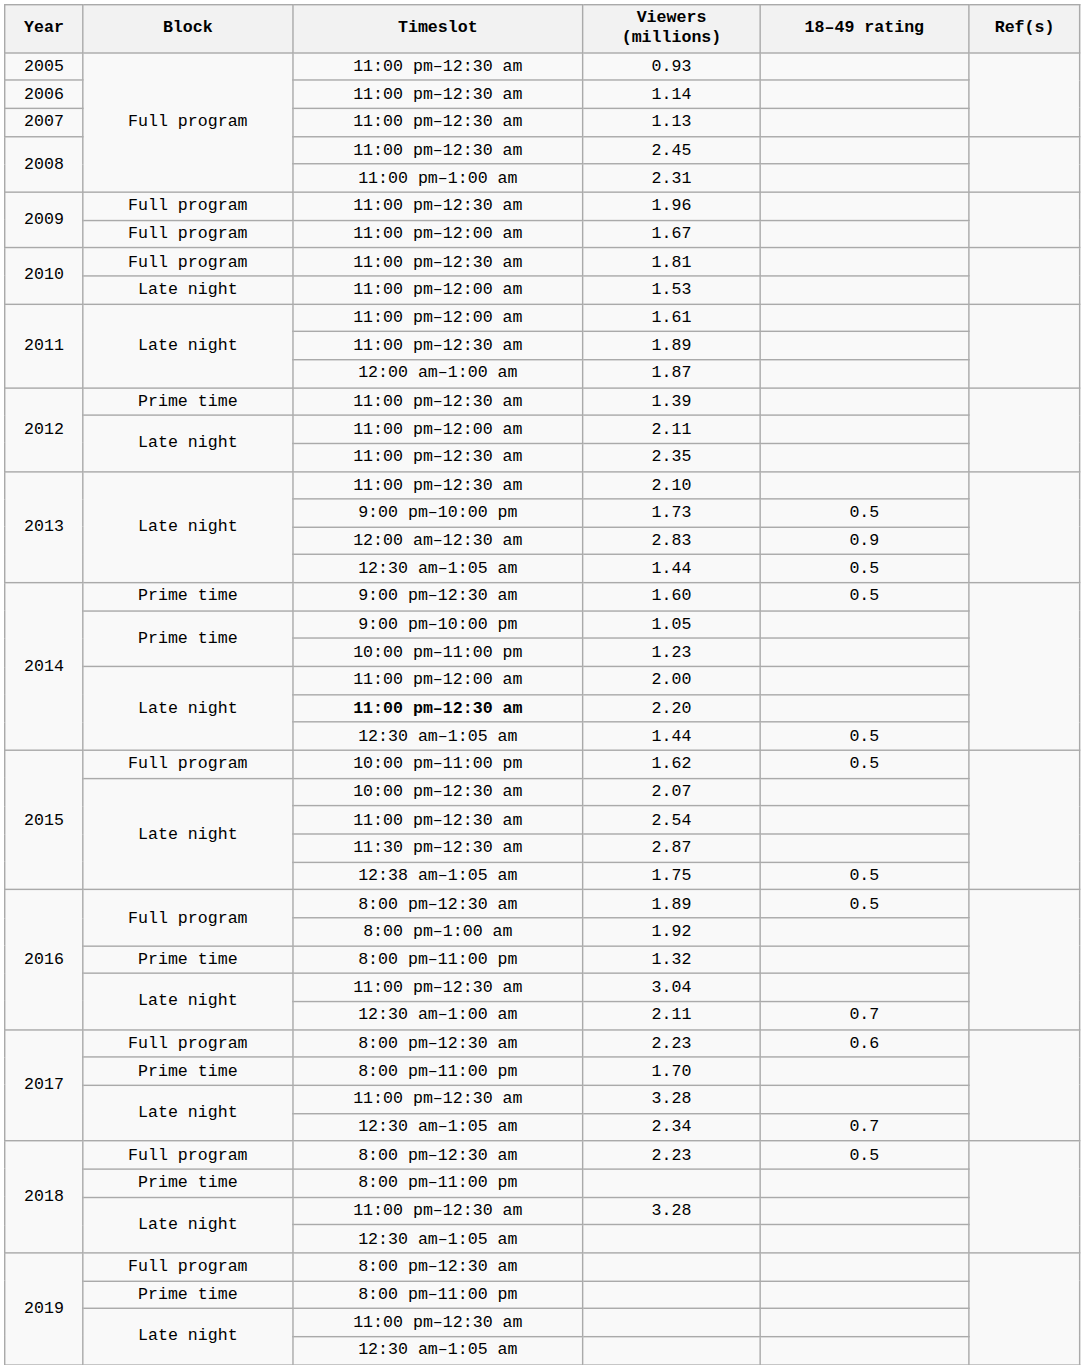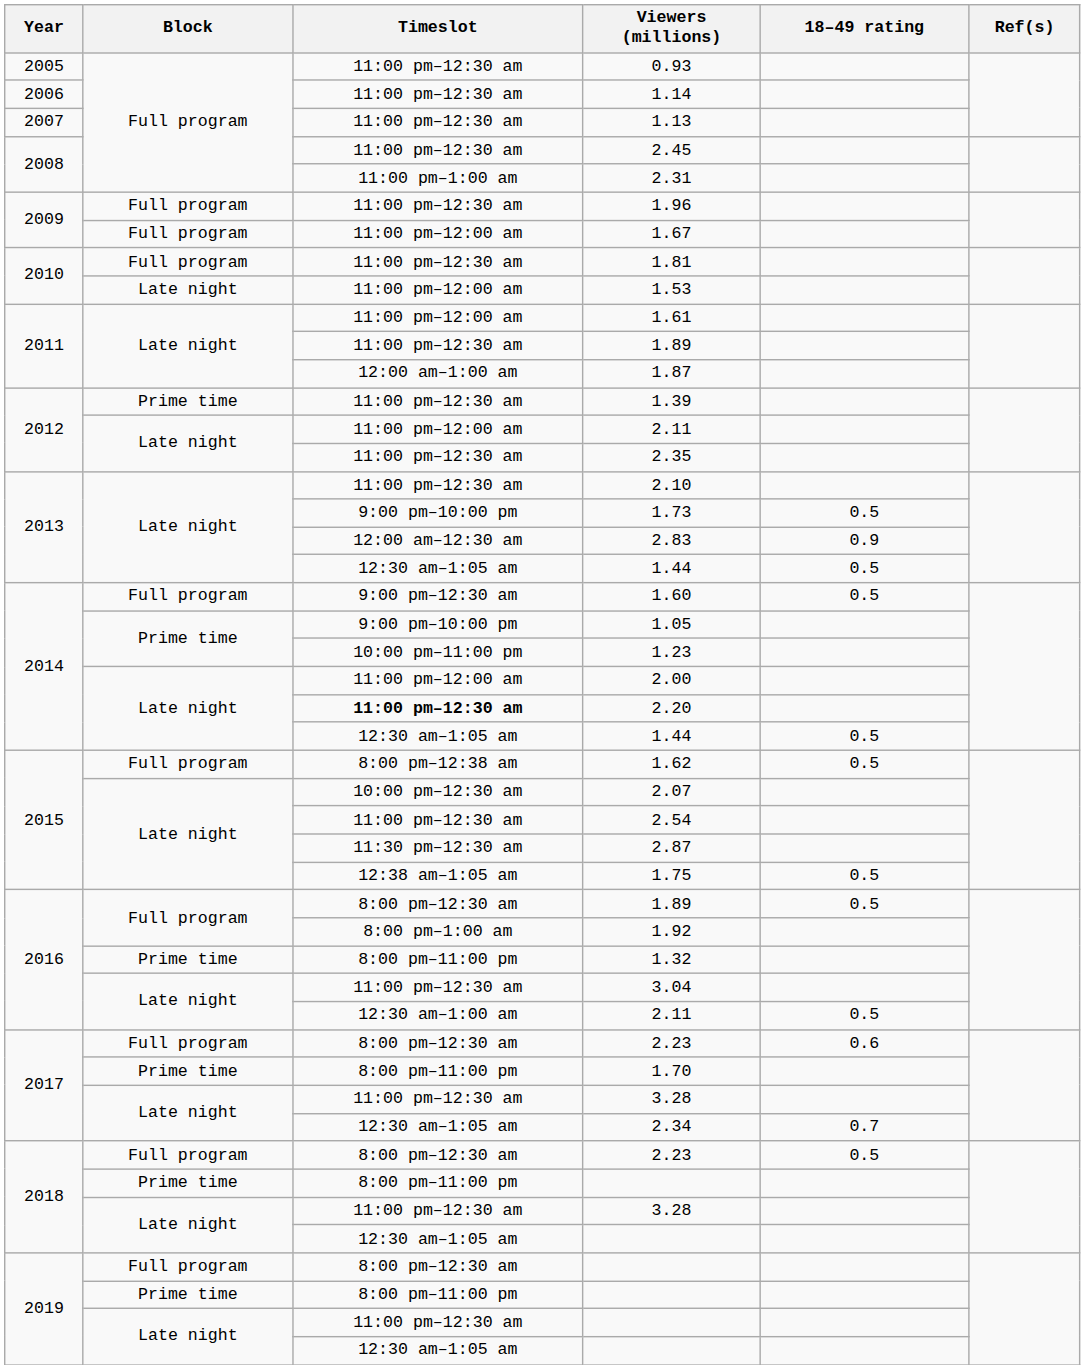(188, 596) Prime time -> (188, 596) Full program
(438, 764) 10:00 pm–11:00 pm -> (438, 764) 8:00 pm–12:38 am
(864, 1015) 0.7 -> (864, 1015) 0.5
